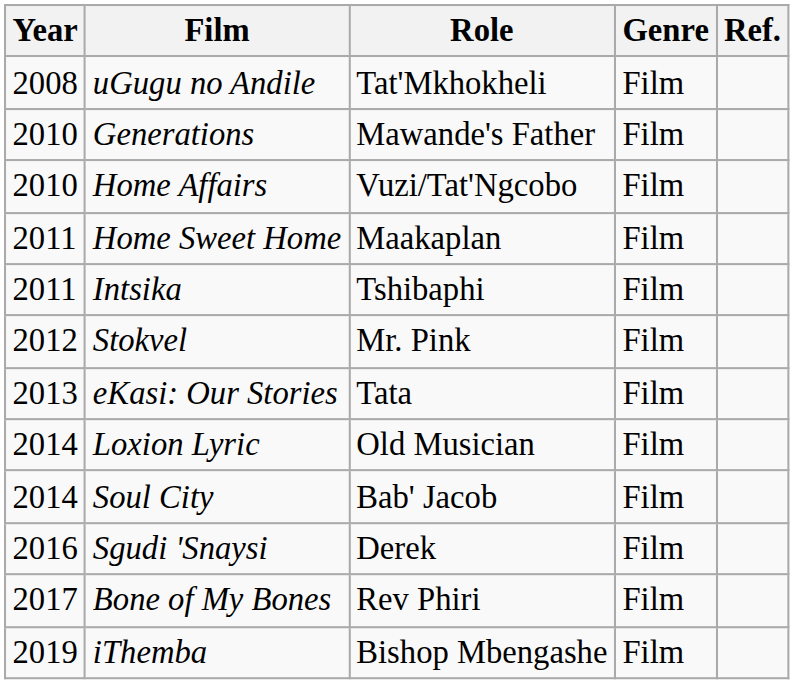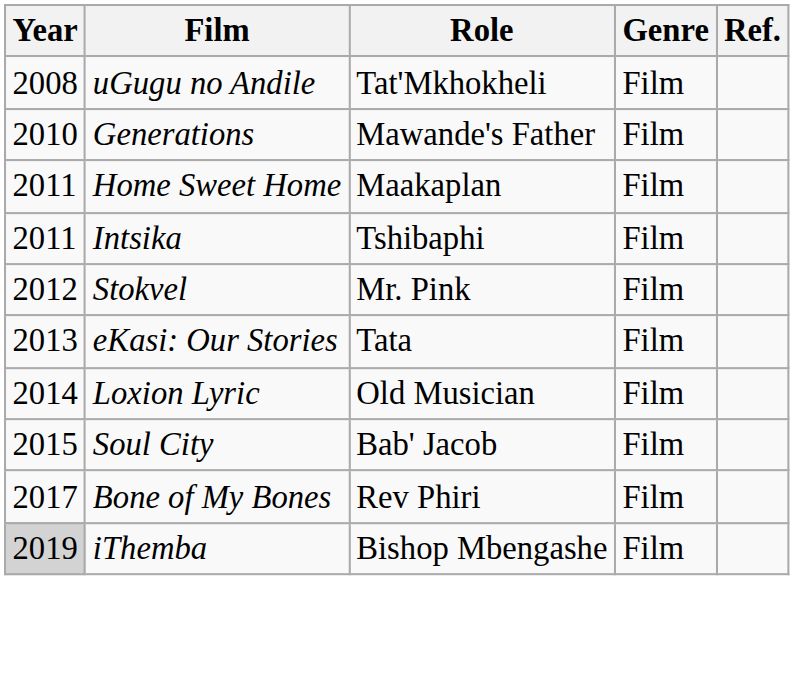- row: (180, 185)
(45, 496) 2014 -> (45, 444) 2015
- row: (180, 548)
(45, 651) no background -> (45, 548) lightgrey background
